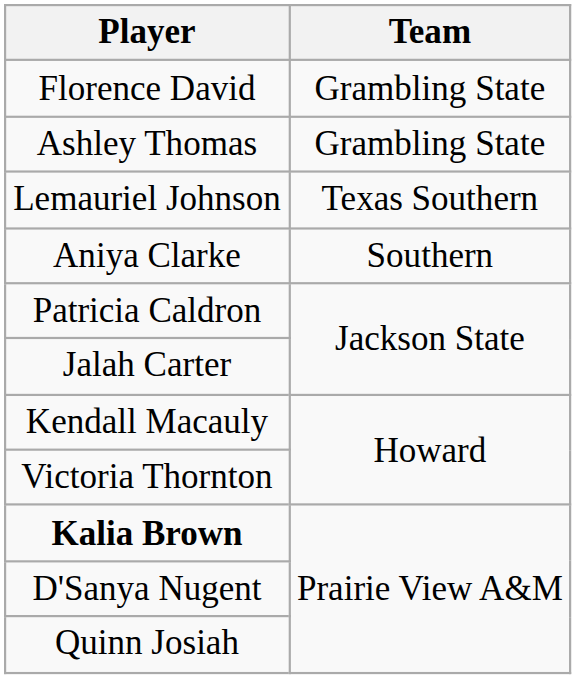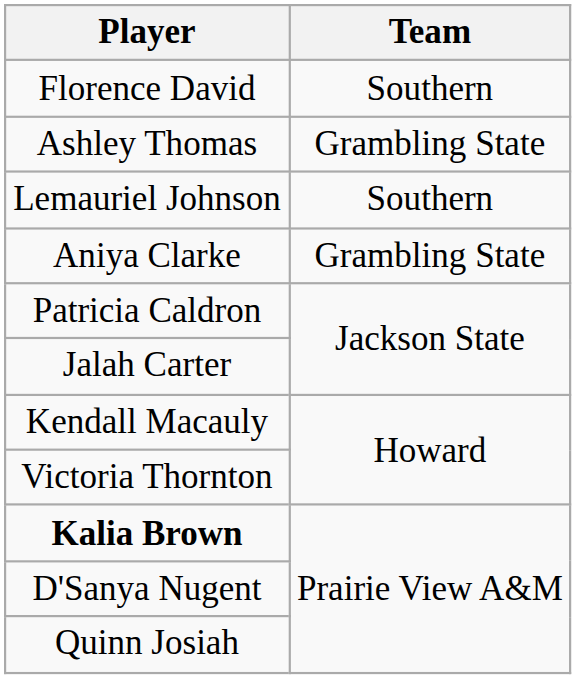(430, 87) Grambling State -> (430, 87) Southern
(430, 198) Texas Southern -> (430, 198) Southern
(430, 254) Southern -> (430, 254) Grambling State
